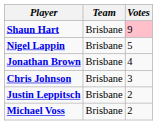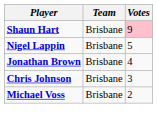- row: (44, 95)
